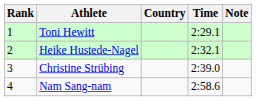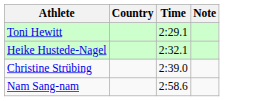- column: (20, 13)
